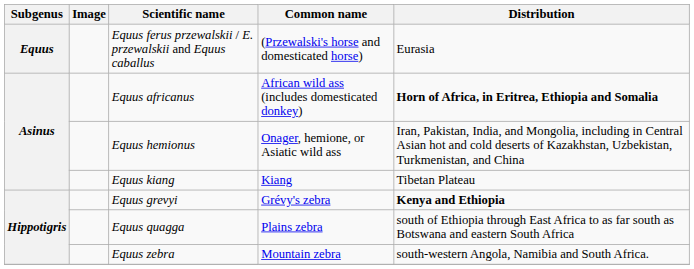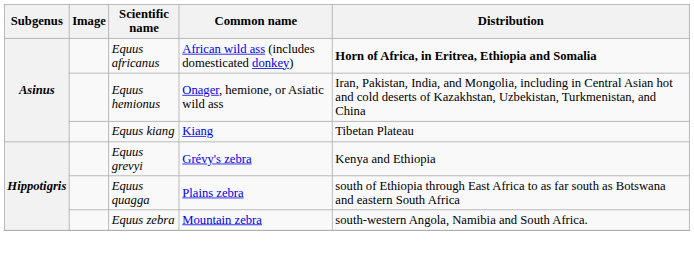- row: (182, 48)
(451, 200) bold -> (386, 158) normal
